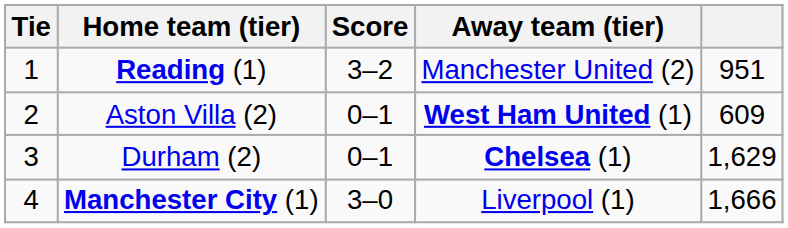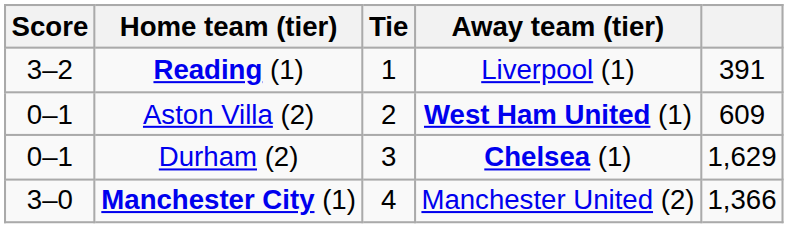columns swapped: (31, 26) <-> (370, 26)
(558, 70) Manchester United (2) -> (558, 70) Liverpool (1)
(742, 70) 951 -> (742, 70) 391
(558, 200) Liverpool (1) -> (558, 200) Manchester United (2)
(742, 200) 1,666 -> (742, 200) 1,366
